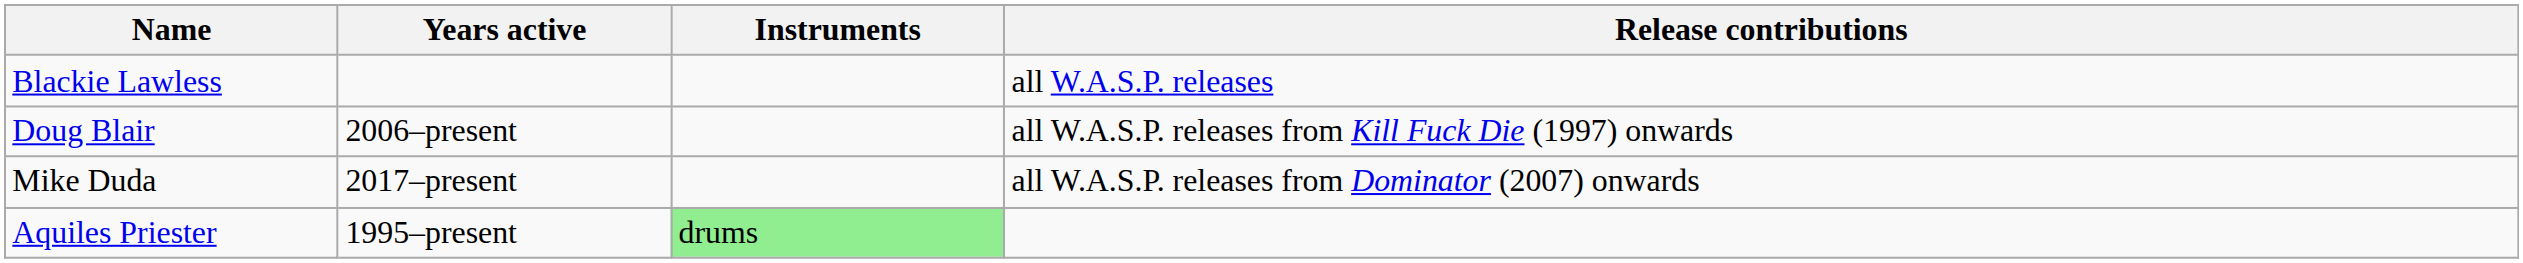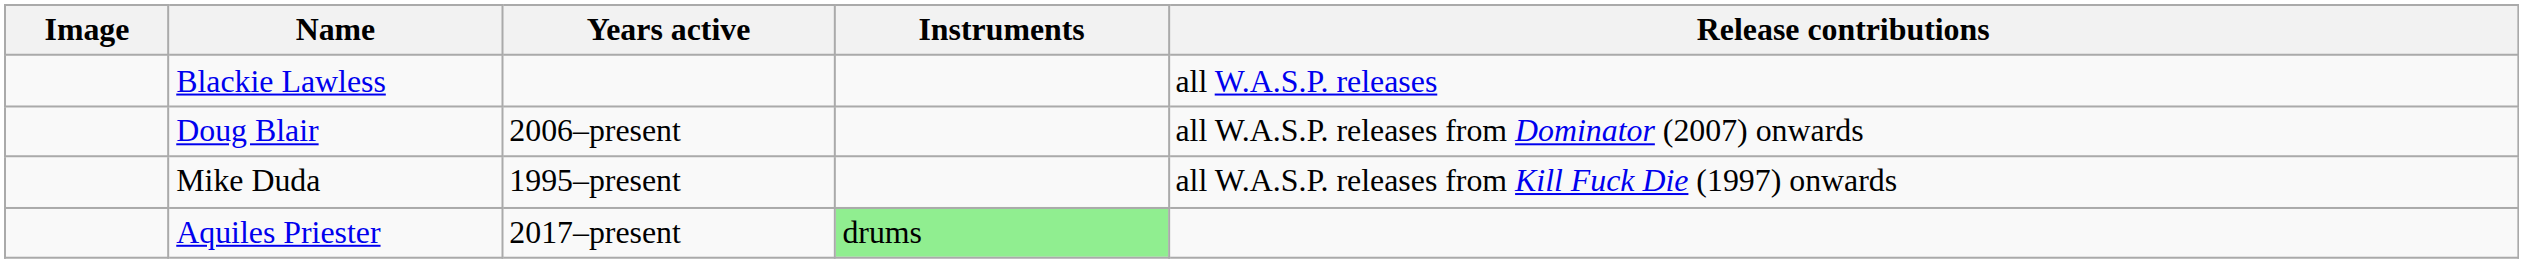+ column: (87, 29)
(1372, 130) all W.A.S.P. releases from Kill Fuck Die (1997) onwards -> (1520, 130) all W.A.S.P. releases from Dominator (2007) onwards
(431, 181) 2017–present -> (595, 181) 1995–present
(1356, 181) all W.A.S.P. releases from Dominator (2007) onwards -> (1536, 181) all W.A.S.P. releases from Kill Fuck Die (1997) onwards
(431, 231) 1995–present -> (595, 231) 2017–present
